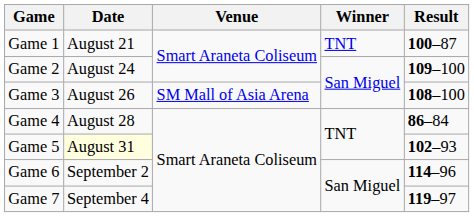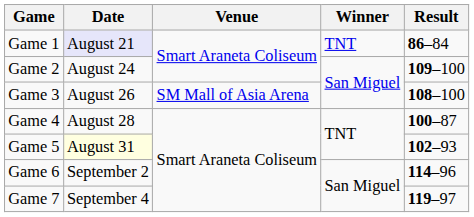(101, 43) no background -> (101, 43) lavender background
(432, 43) 100–87 -> (428, 43) 86–84
(428, 120) 86–84 -> (432, 120) 100–87
